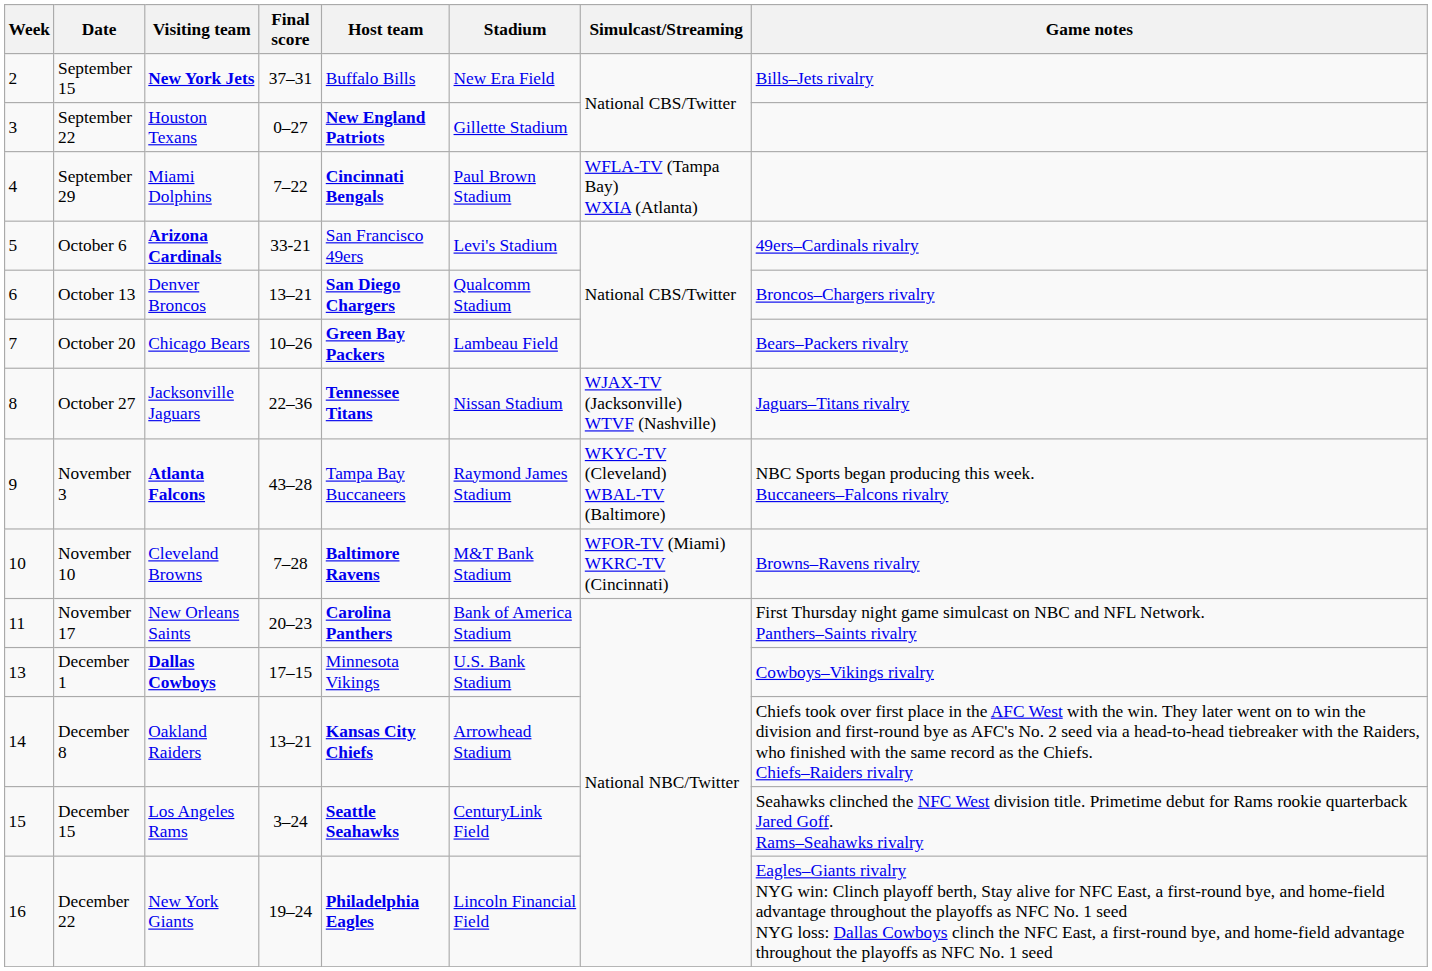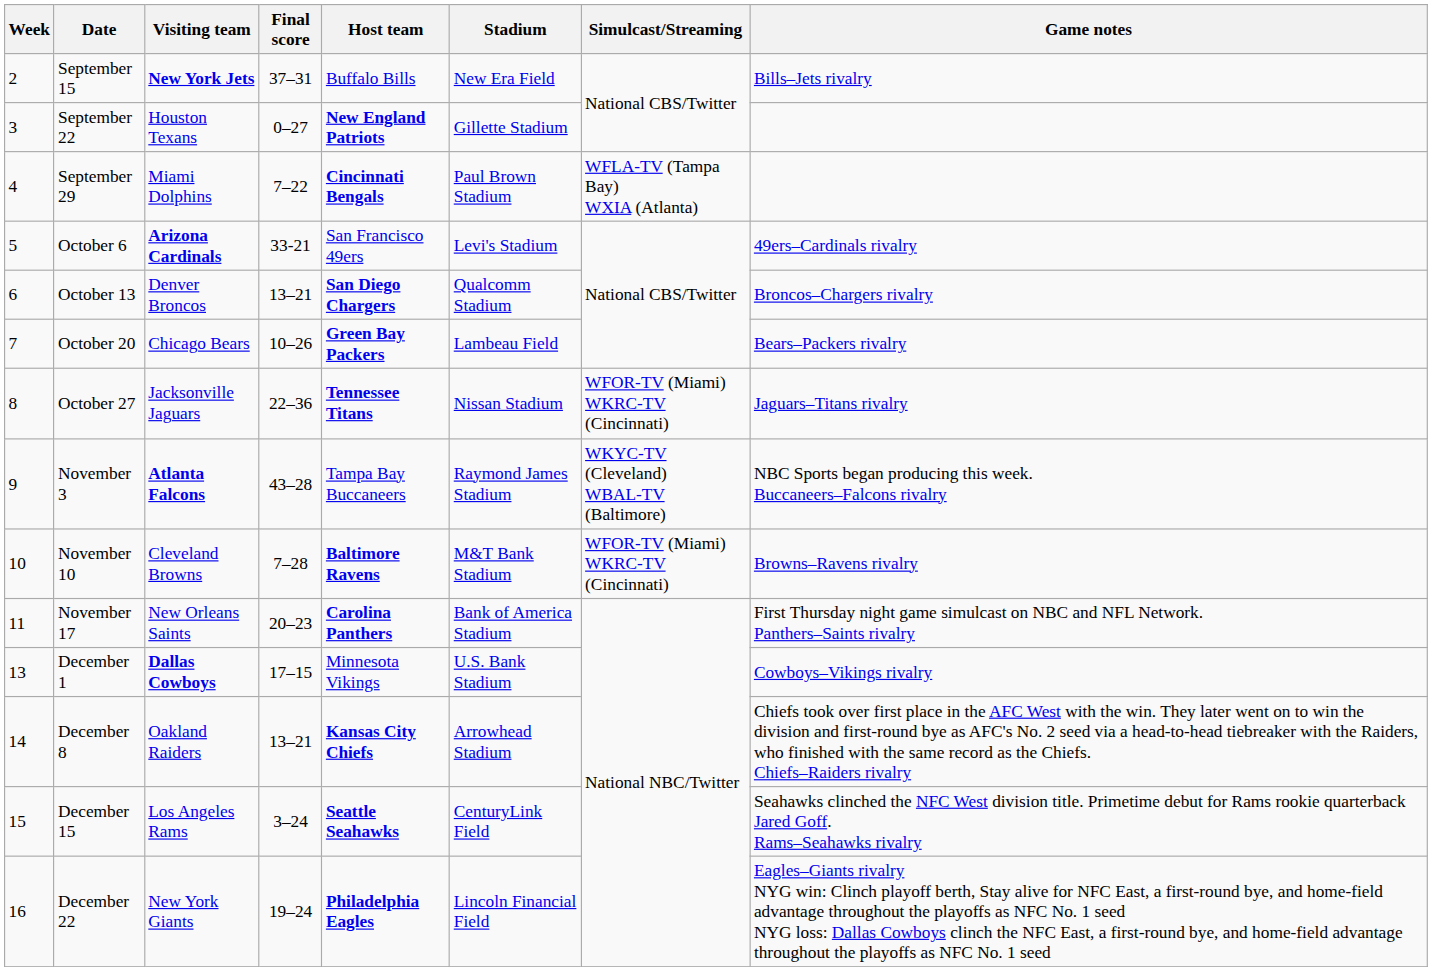(650, 403) WJAX-TV (Jacksonville) WTVF (Nashville) -> (655, 403) WFOR-TV (Miami) WKRC-TV (Cincinnati)
